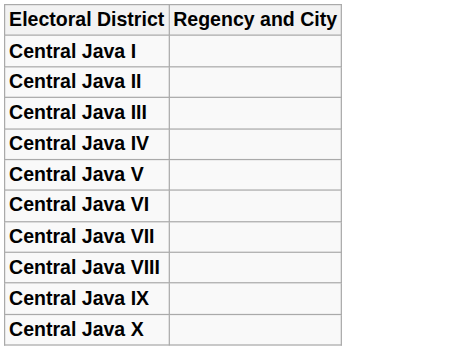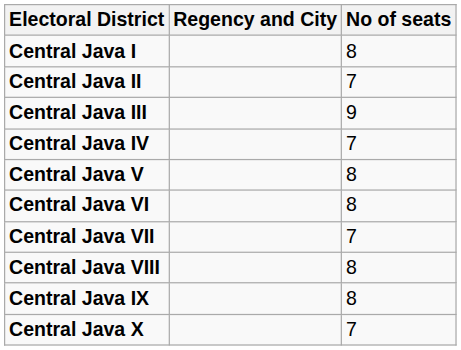+ column: (399, 19)
